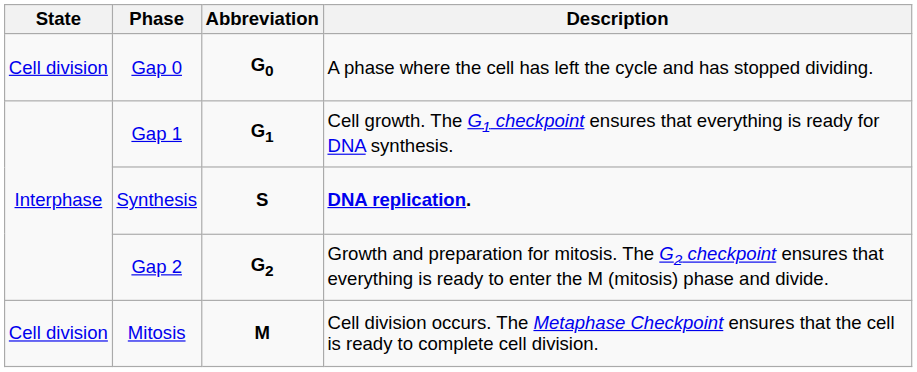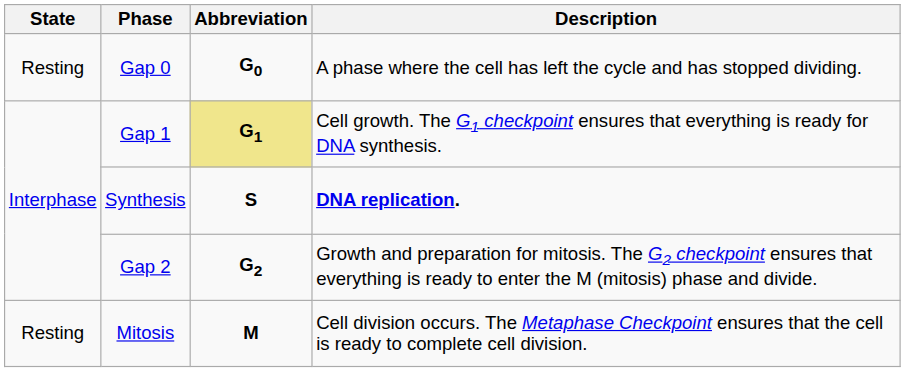(58, 67) Cell division -> (53, 67) Resting
(262, 134) no background -> (251, 134) khaki background
(58, 333) Cell division -> (53, 333) Resting
